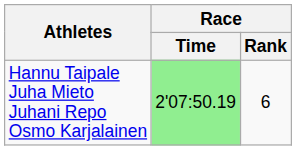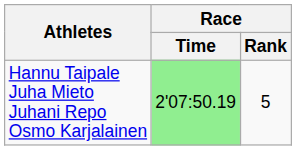(266, 103) 6 -> (266, 103) 5
